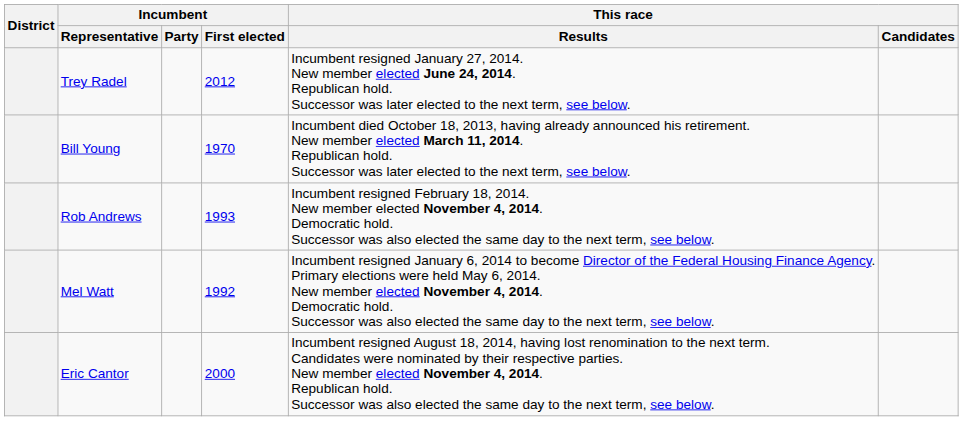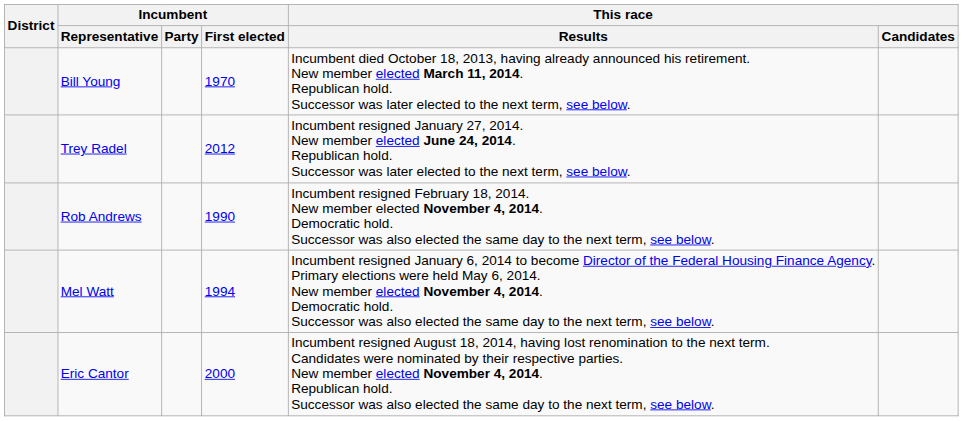rows swapped: (91, 148) <-> (94, 81)
(220, 216) 1993 -> (220, 216) 1990
(220, 291) 1992 -> (220, 291) 1994
